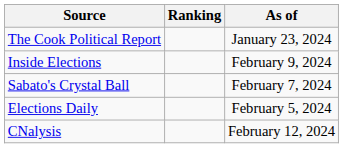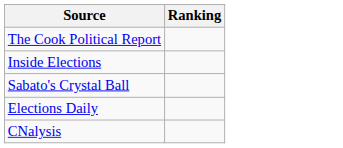- column: (282, 16)
